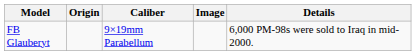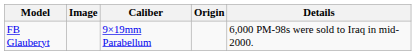columns swapped: (210, 13) <-> (84, 13)
